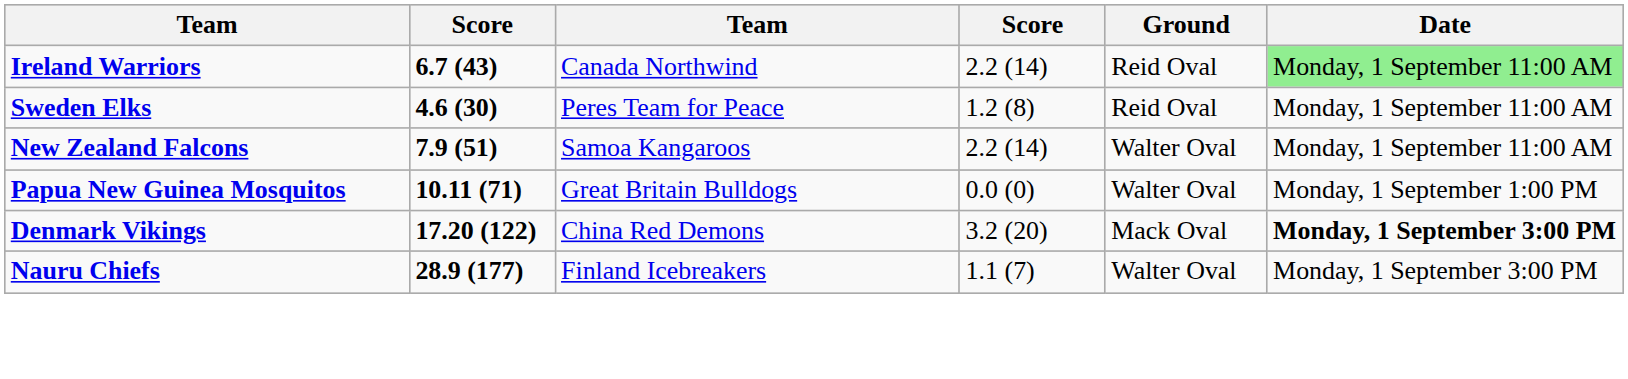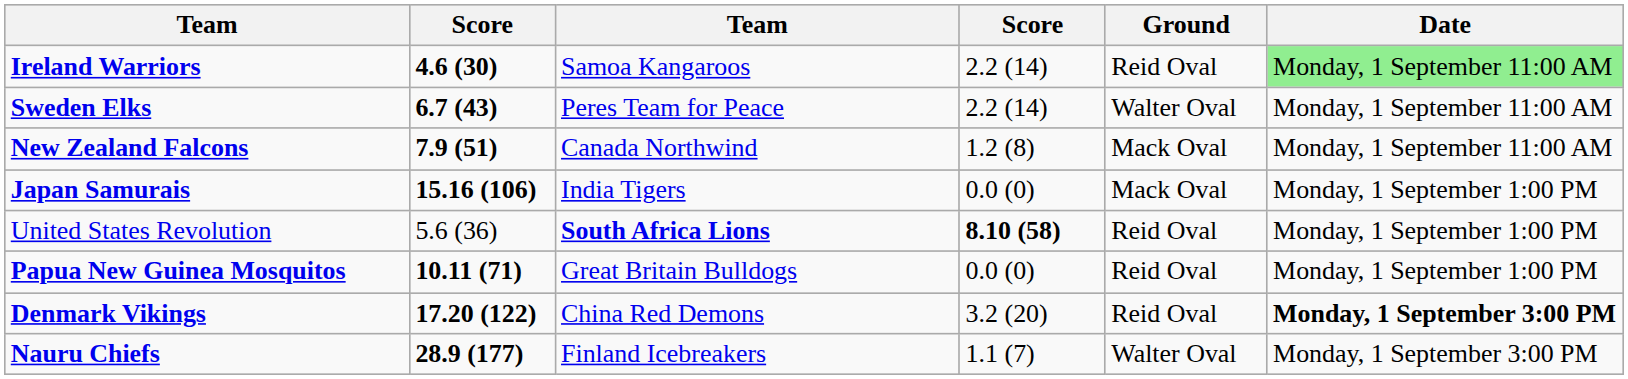(456, 66) 6.7 (43) -> (456, 66) 4.6 (30)
(659, 66) Canada Northwind -> (656, 66) Samoa Kangaroos
(456, 107) 4.6 (30) -> (456, 107) 6.7 (43)
(1000, 107) 1.2 (8) -> (1007, 107) 2.2 (14)
(1164, 107) Reid Oval -> (1174, 107) Walter Oval
(656, 148) Samoa Kangaroos -> (659, 148) Canada Northwind
(1007, 148) 2.2 (14) -> (1000, 148) 1.2 (8)
(1174, 148) Walter Oval -> (1169, 148) Mack Oval
+ row: (100, 189)
+ row: (141, 230)
(1174, 189) Walter Oval -> (1164, 271) Reid Oval
(1169, 230) Mack Oval -> (1164, 312) Reid Oval
